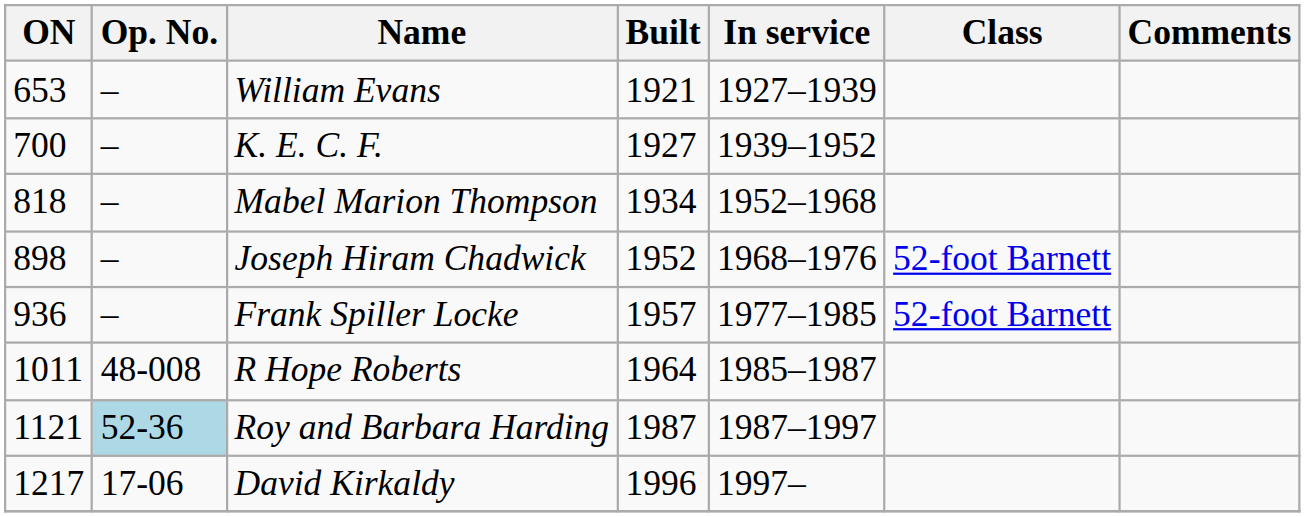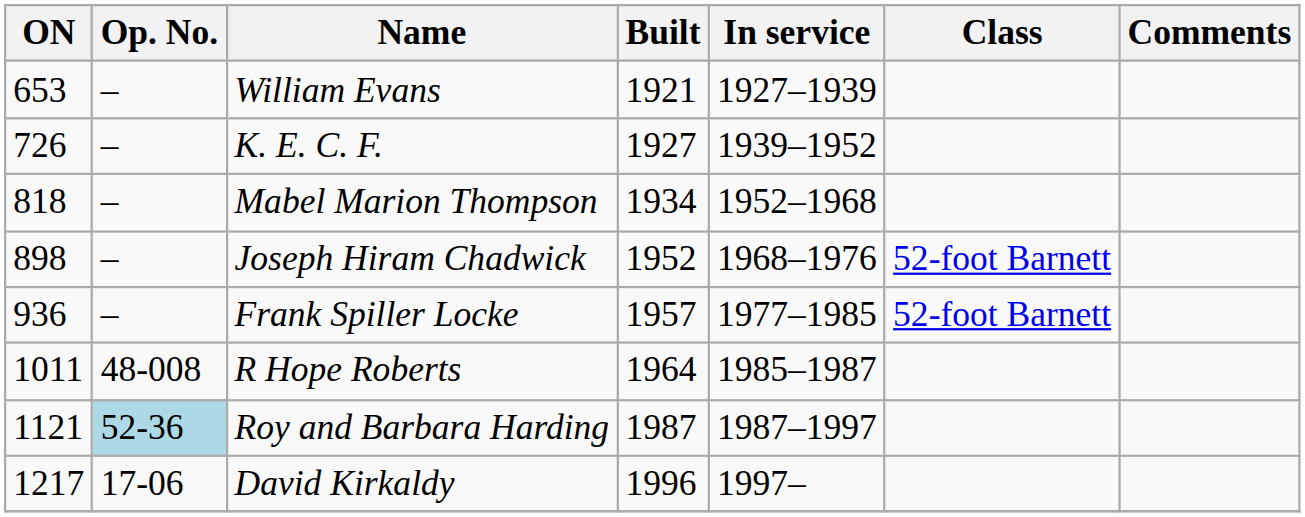(40, 145) 700 -> (40, 145) 726
